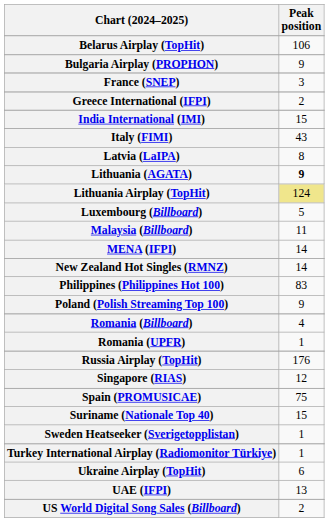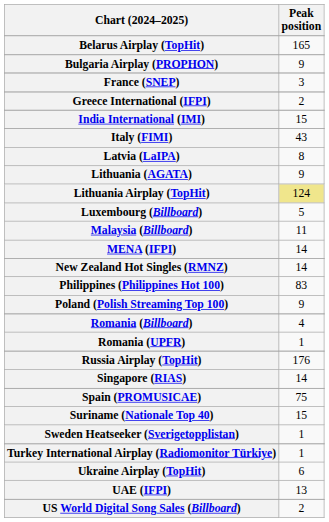(301, 45) 106 -> (301, 45) 165
(301, 175) bold -> (301, 175) normal
(301, 378) 12 -> (301, 378) 14
